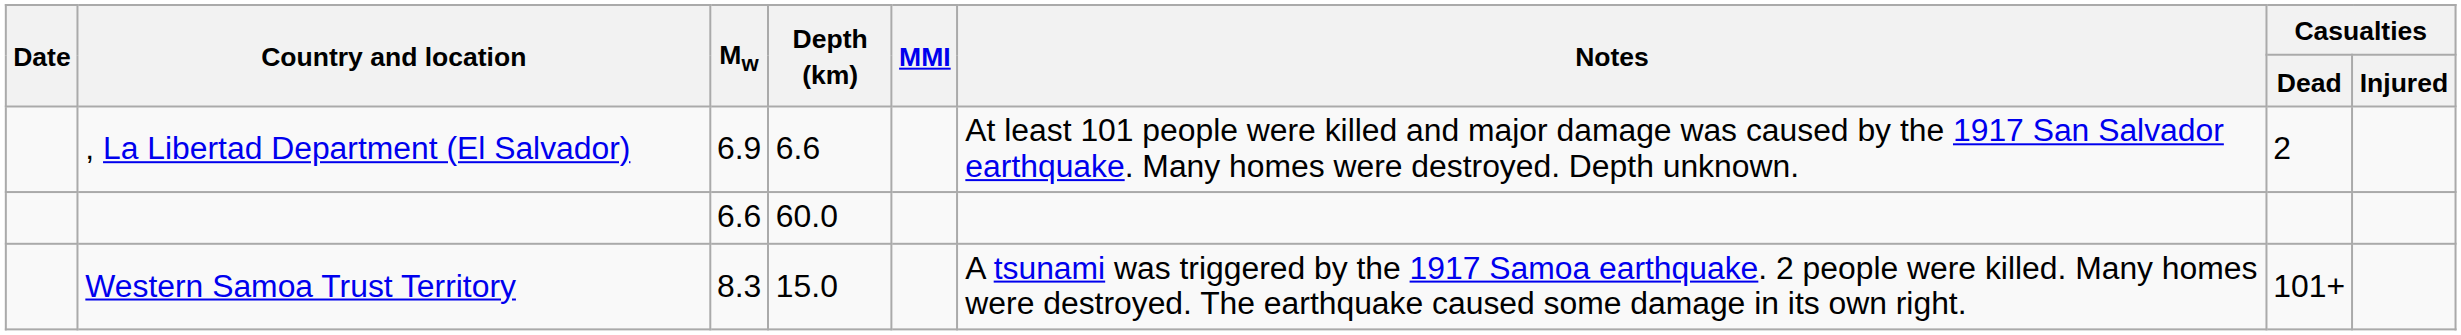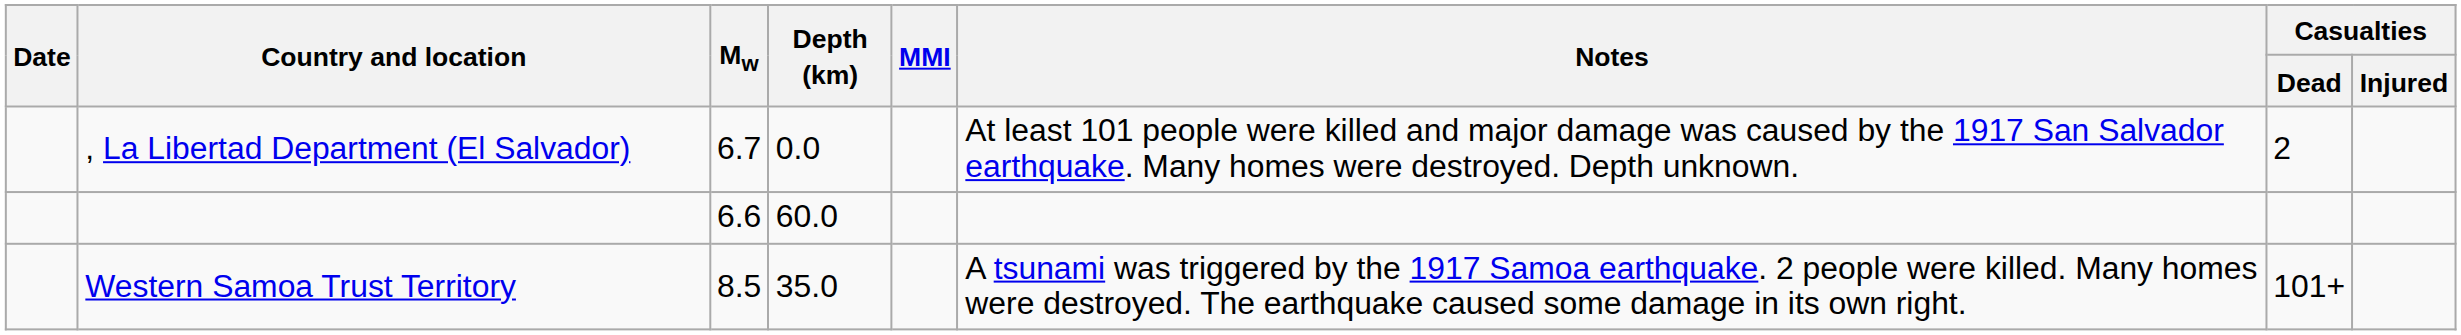(739, 148) 6.9 -> (739, 148) 6.7
(798, 148) 6.6 -> (798, 148) 0.0
(739, 285) 8.3 -> (739, 285) 8.5
(807, 285) 15.0 -> (807, 285) 35.0
